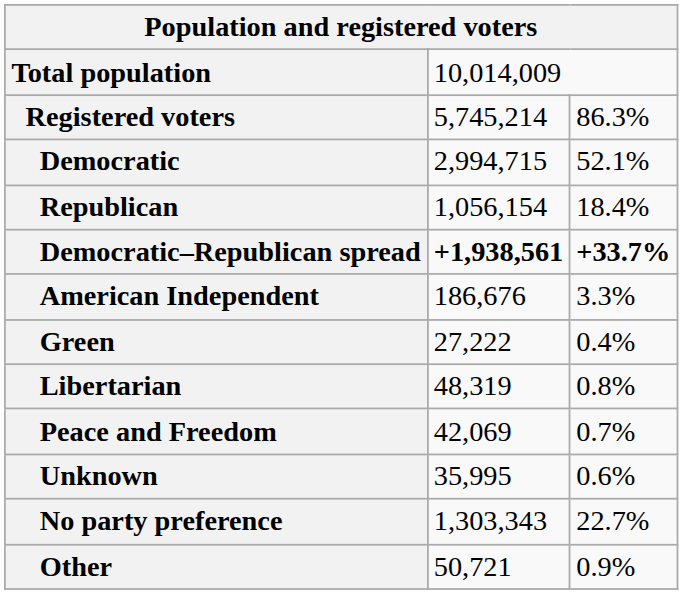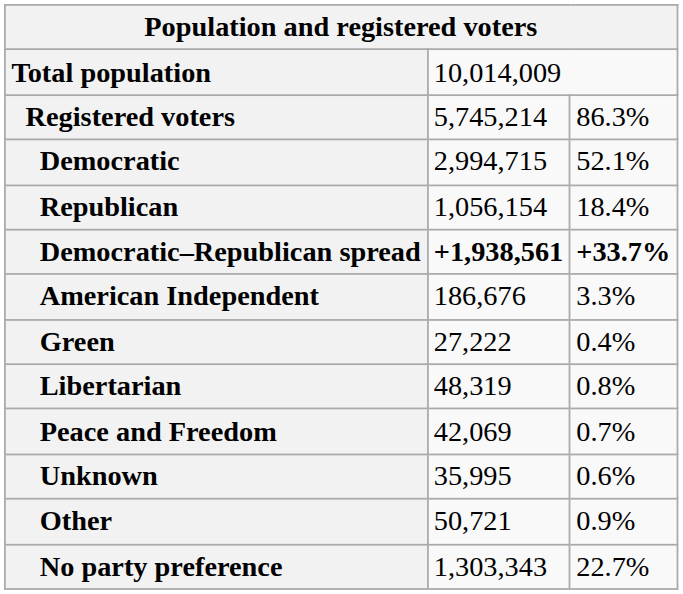rows swapped: (62, 565) <-> (147, 521)
